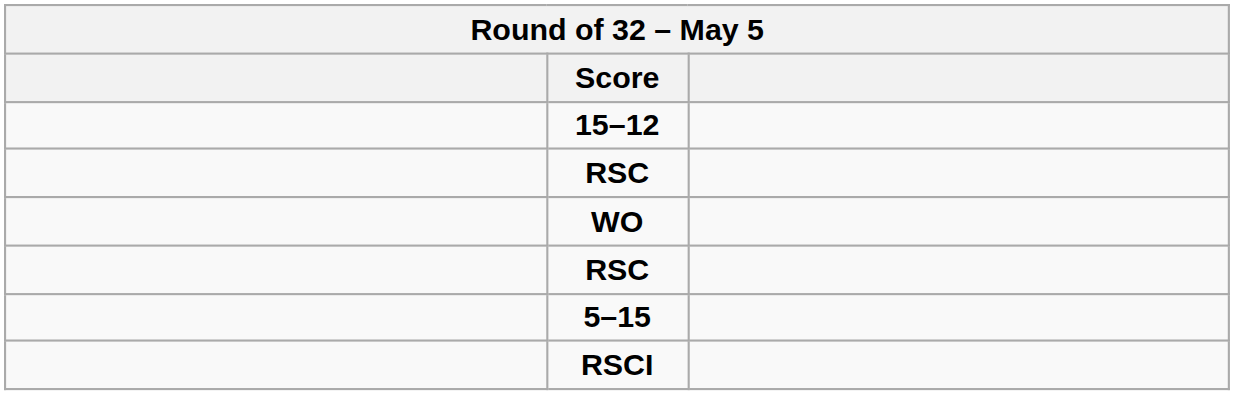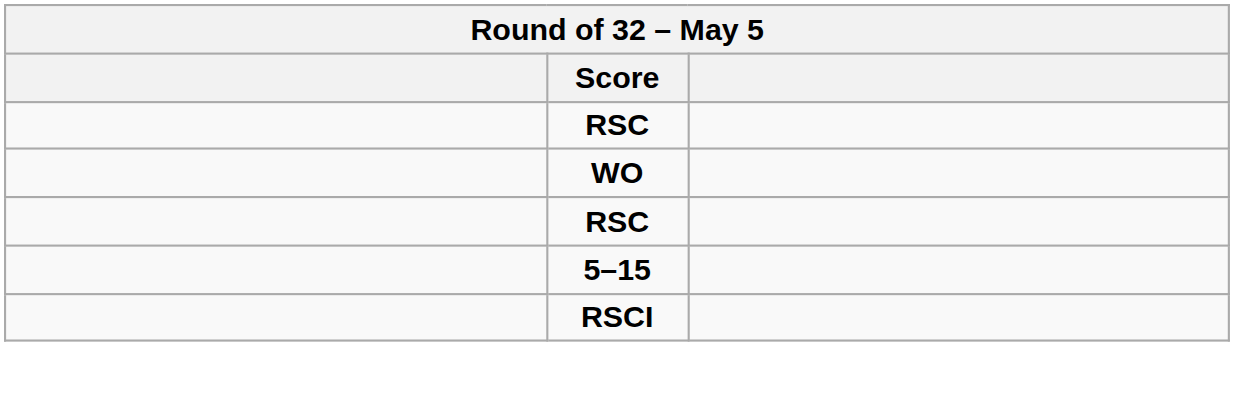- row: (276, 125)
